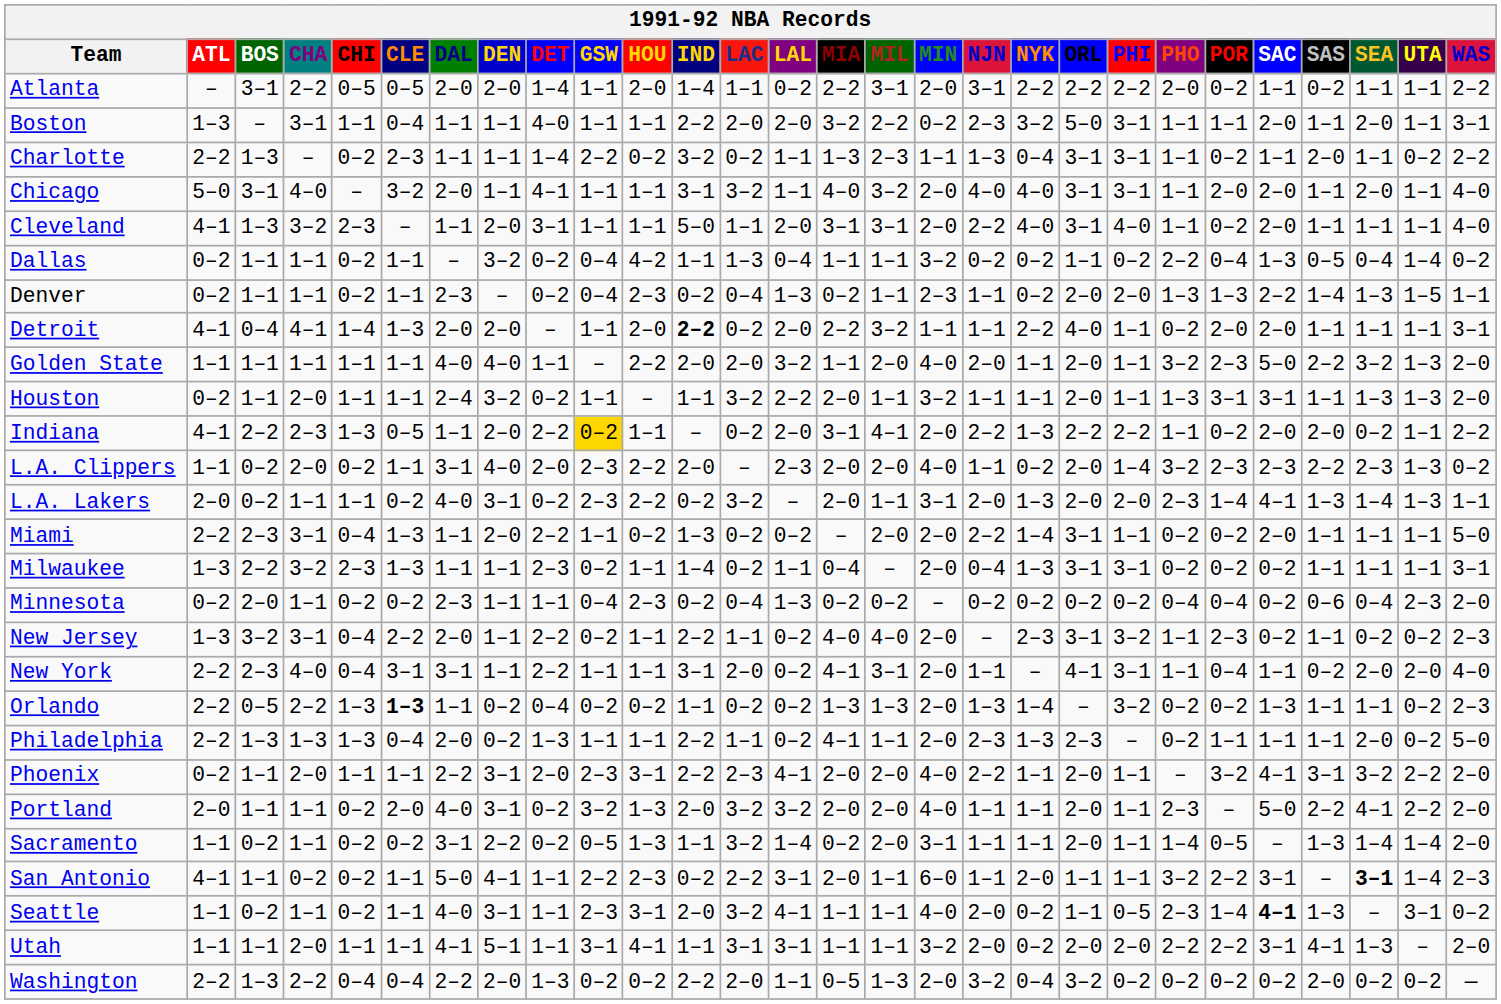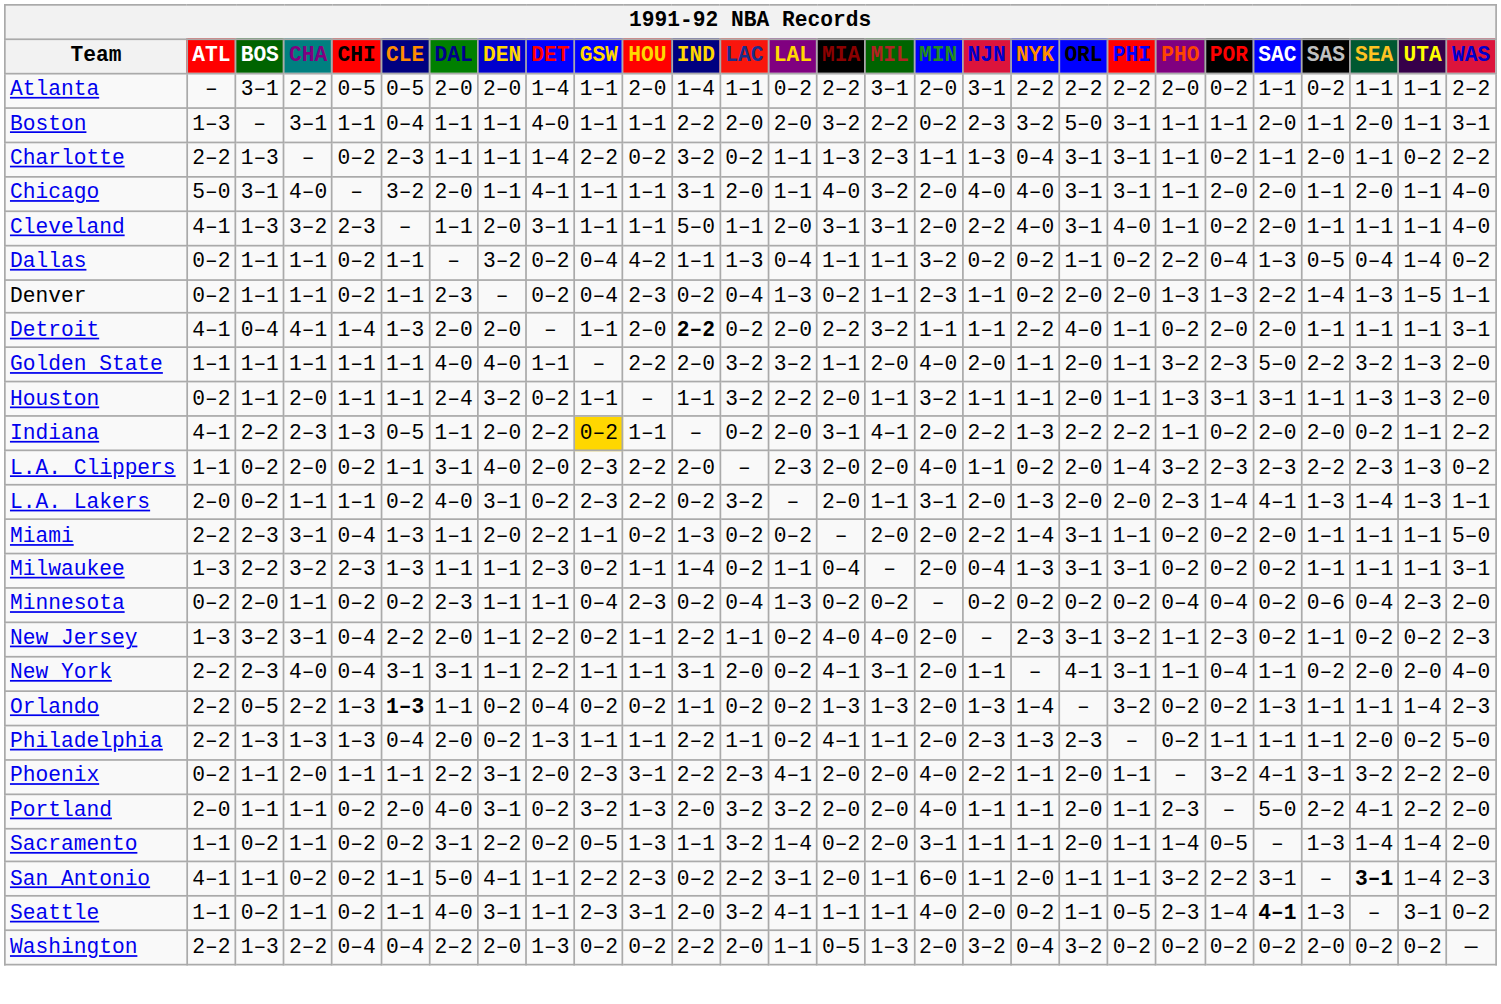(744, 194) 3–2 -> (744, 194) 2–0
(744, 365) 2–0 -> (744, 365) 3–2
(1423, 708) 0–2 -> (1423, 708) 1–4
- row: (35, 948)
